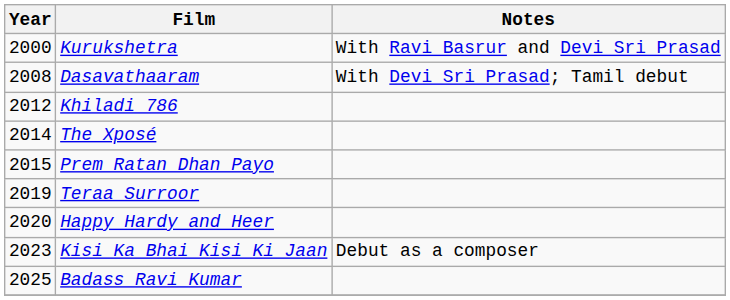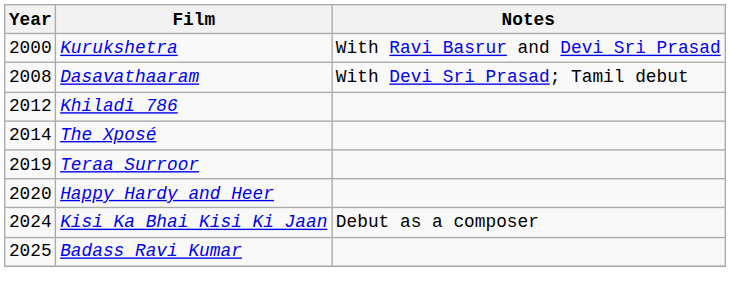- row: (167, 164)
(30, 251) 2023 -> (30, 222) 2024
